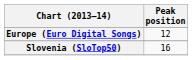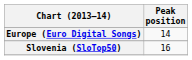(166, 34) 12 -> (166, 34) 14
